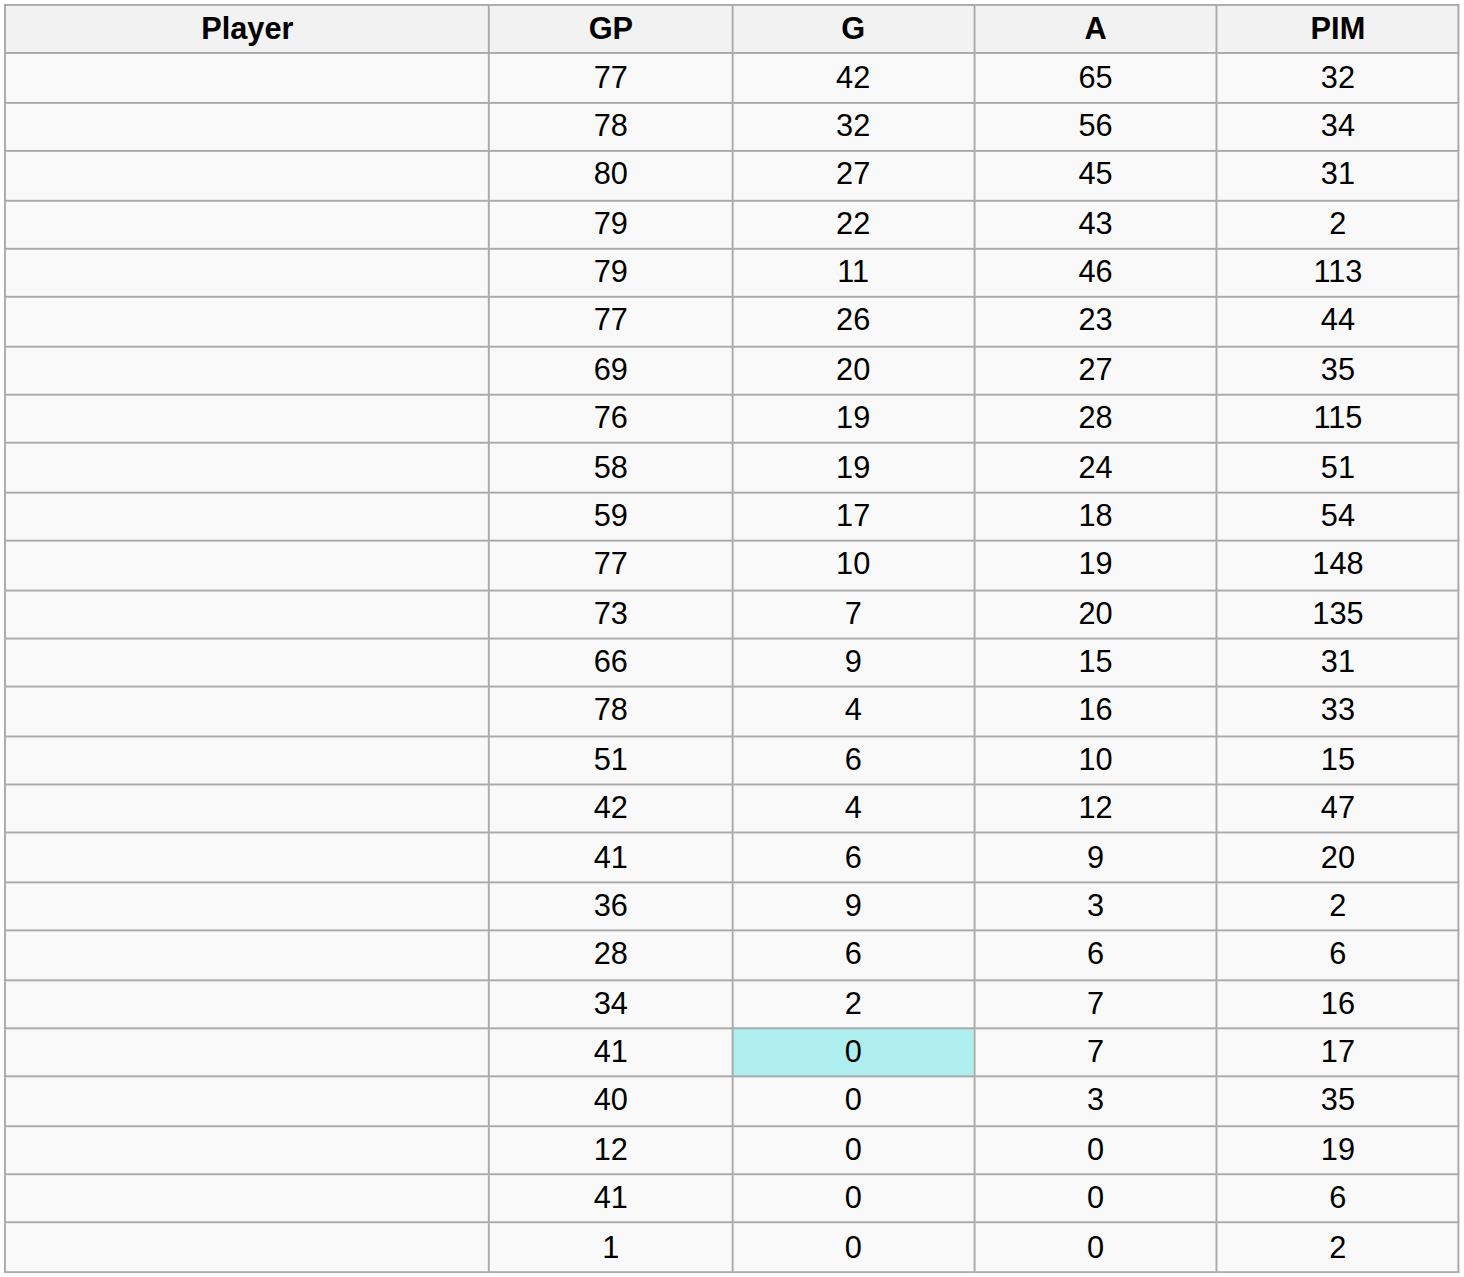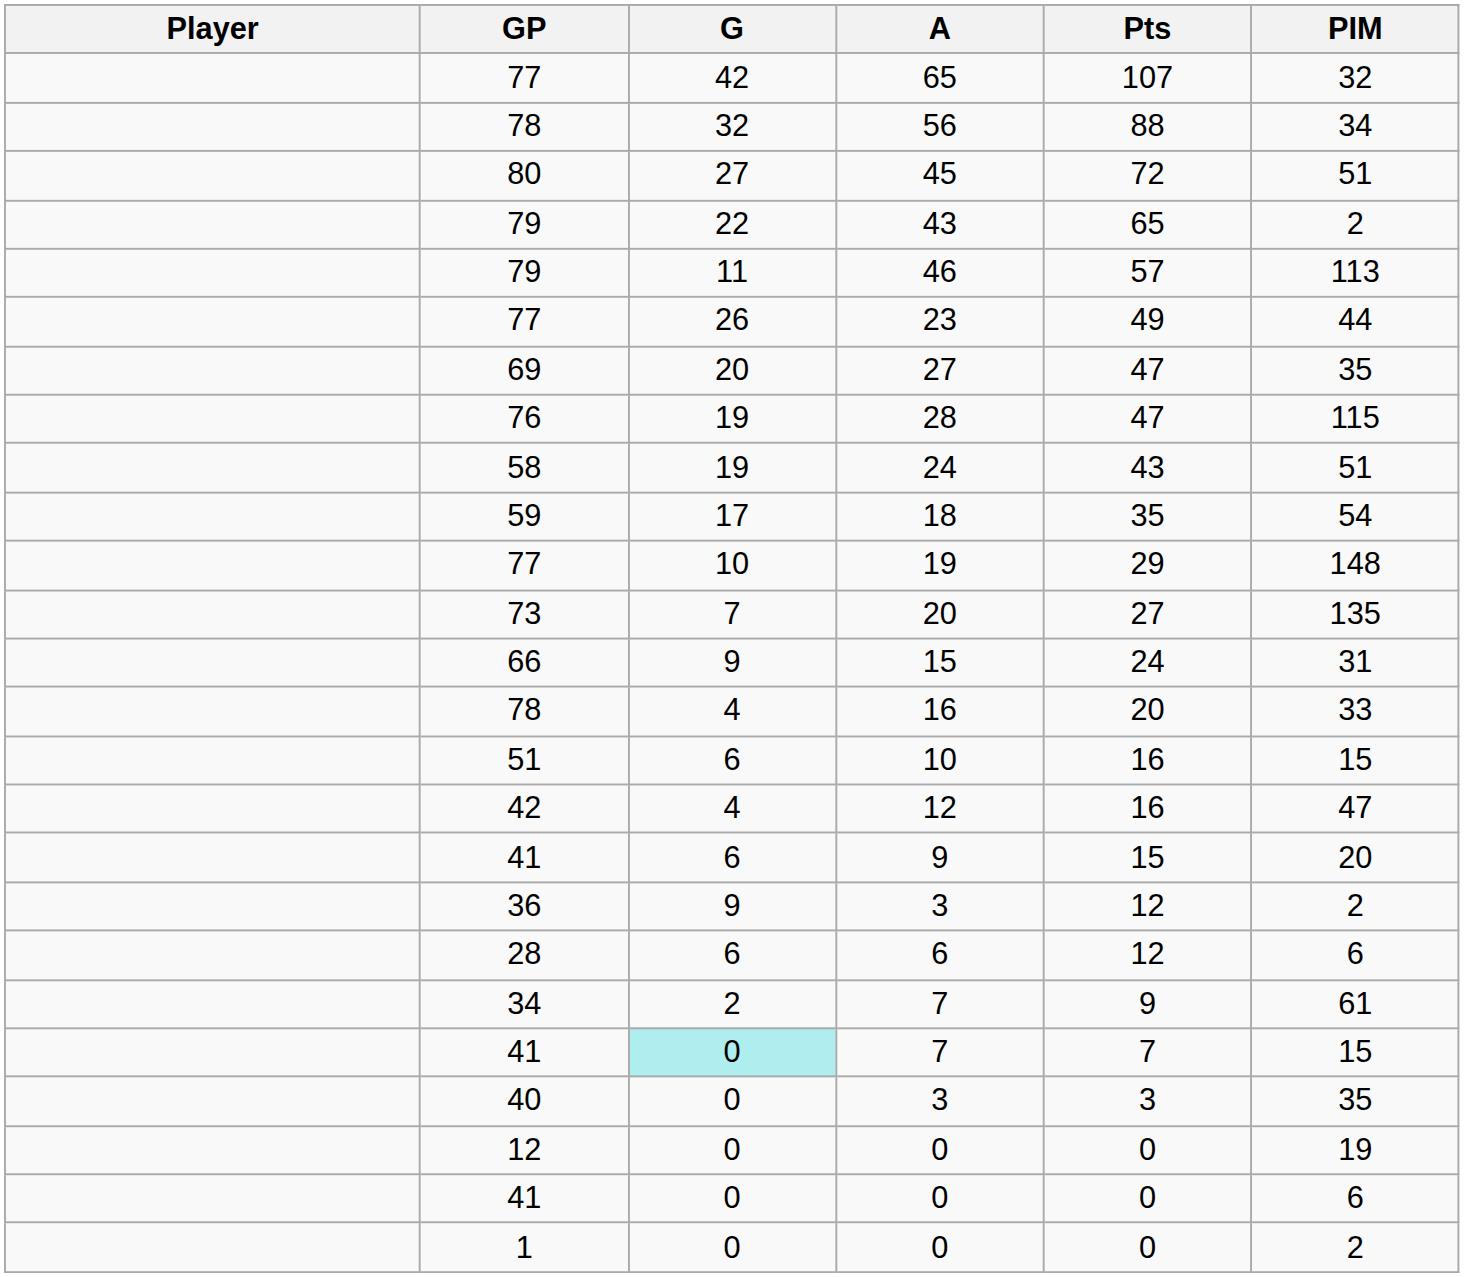+ column: (1147, 28)
(1338, 175) 31 -> (1355, 175) 51
(1338, 1003) 16 -> (1355, 1003) 61
(1338, 1051) 17 -> (1355, 1051) 15
